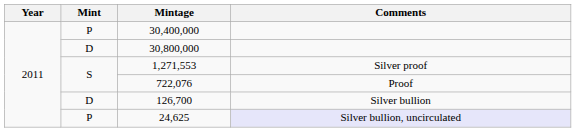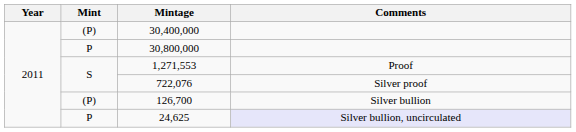(89, 30) P -> (89, 30) (P)
(89, 48) D -> (89, 48) P
(401, 65) Silver proof -> (401, 65) Proof
(401, 83) Proof -> (401, 83) Silver proof
(89, 100) D -> (89, 100) (P)
